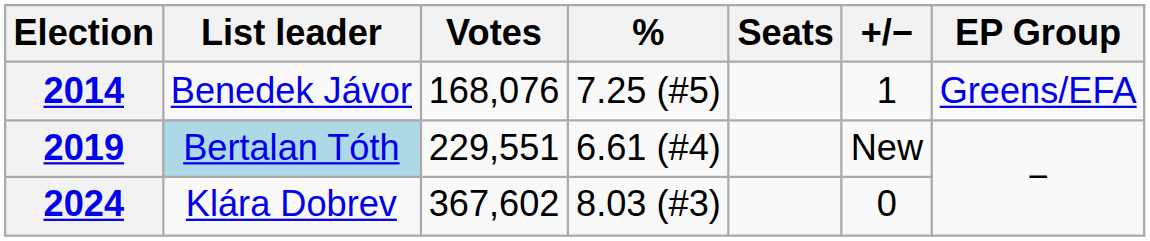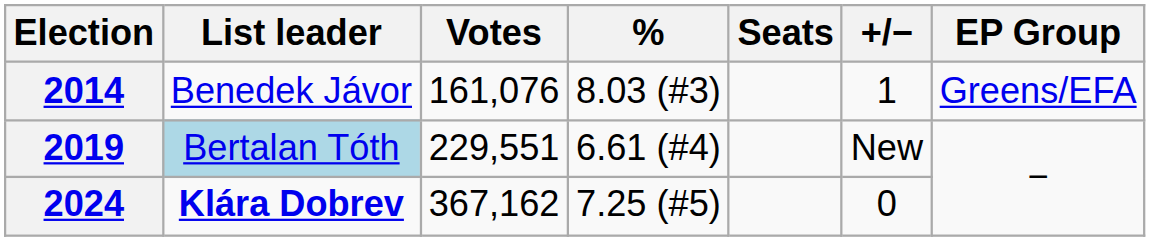(494, 90) 168,076 -> (494, 90) 161,076
(648, 90) 7.25 (#5) -> (648, 90) 8.03 (#3)
(291, 205) normal -> (291, 205) bold
(494, 205) 367,602 -> (494, 205) 367,162
(648, 205) 8.03 (#3) -> (648, 205) 7.25 (#5)
